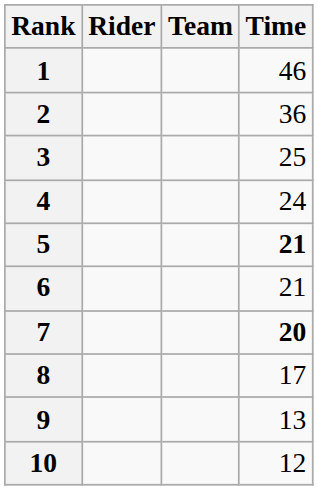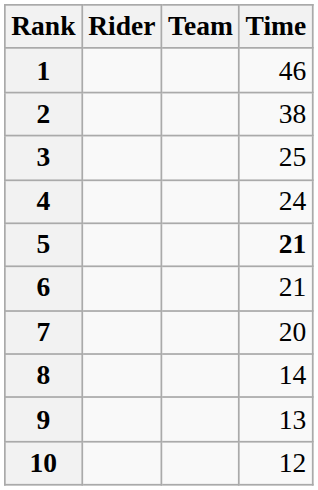(292, 113) 36 -> (292, 113) 38
(292, 331) bold -> (292, 331) normal
(292, 375) 17 -> (292, 375) 14
